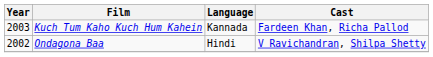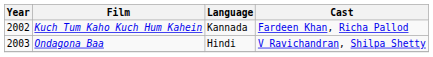(18, 28) 2003 -> (18, 28) 2002
(18, 44) 2002 -> (18, 44) 2003
